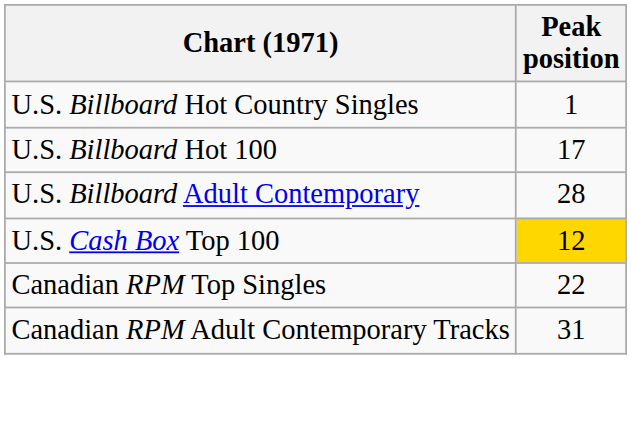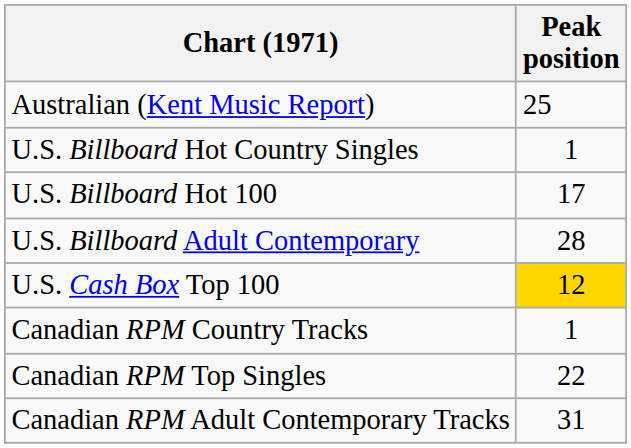+ row: (193, 104)
+ row: (190, 330)
